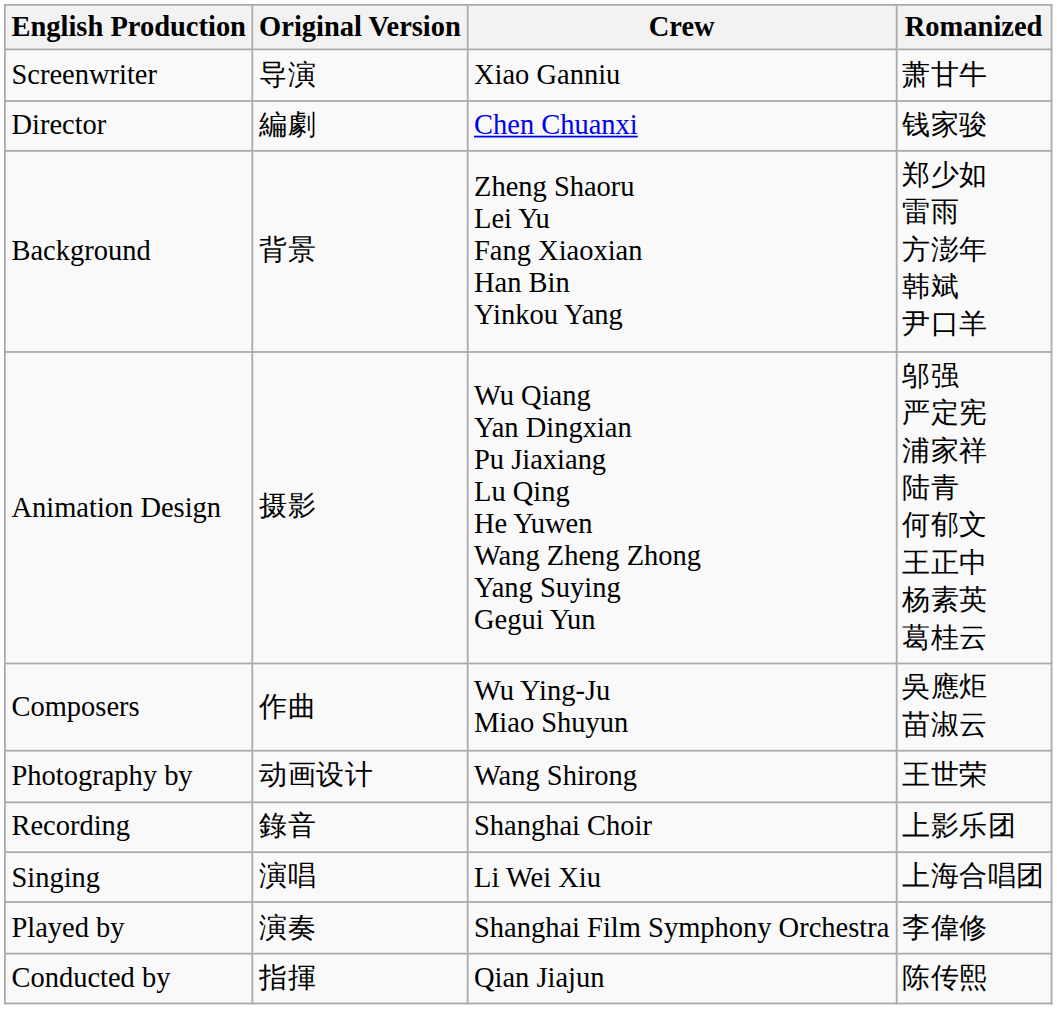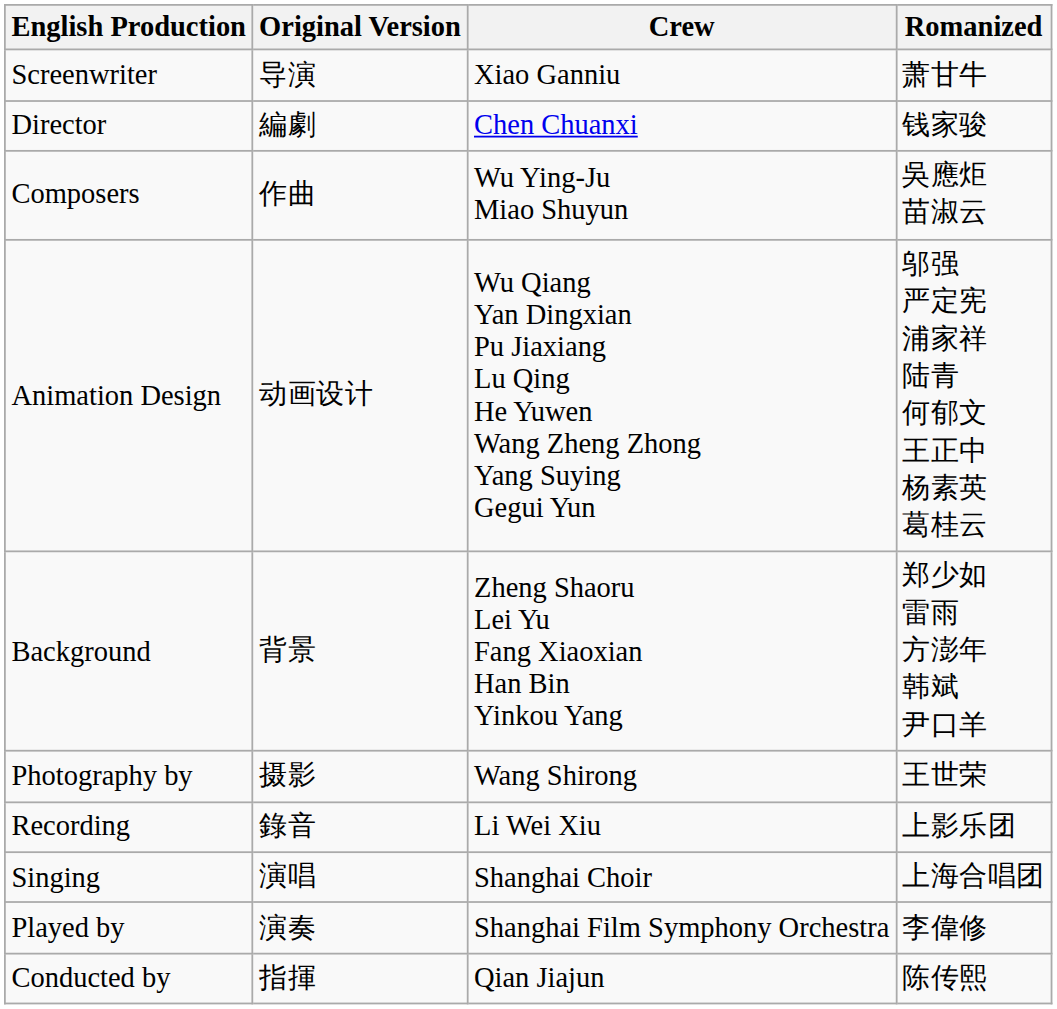rows swapped: (76, 706) <-> (81, 250)
(288, 505) 摄影 -> (316, 393) 动画设计
(316, 775) 动画设计 -> (288, 775) 摄影
(563, 826) Shanghai Choir -> (537, 826) Li Wei Xiu
(537, 877) Li Wei Xiu -> (563, 877) Shanghai Choir
